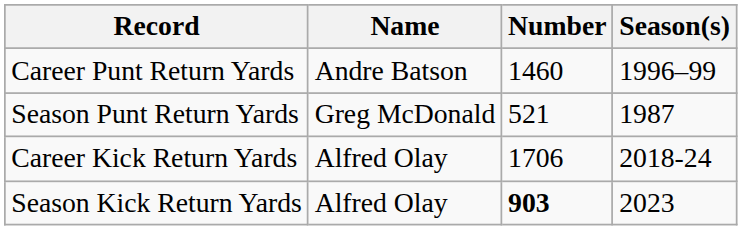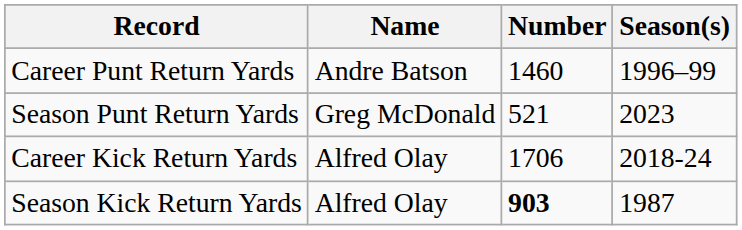(647, 114) 1987 -> (647, 114) 2023
(647, 202) 2023 -> (647, 202) 1987
